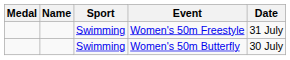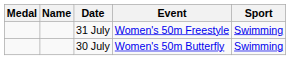columns swapped: (101, 13) <-> (266, 13)
